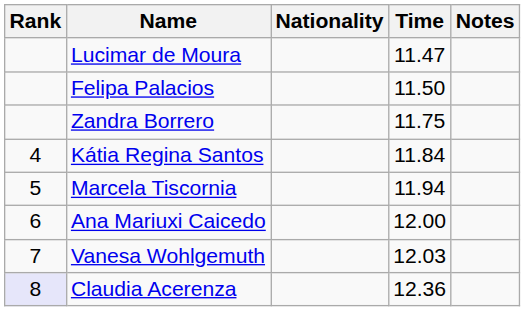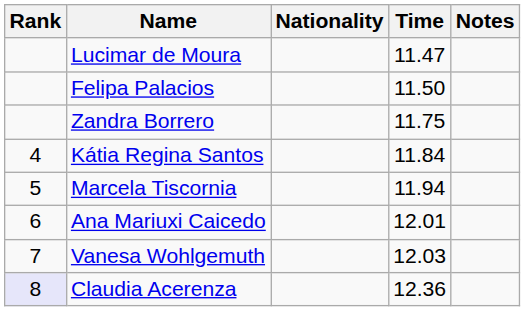(420, 222) 12.00 -> (420, 222) 12.01
